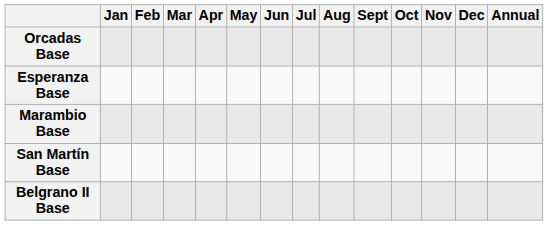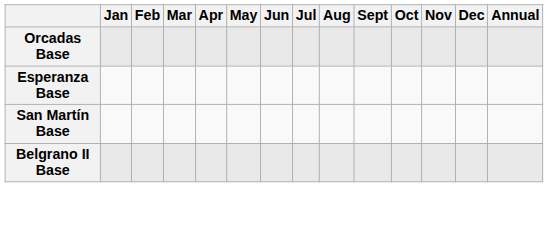- row: (53, 123)
